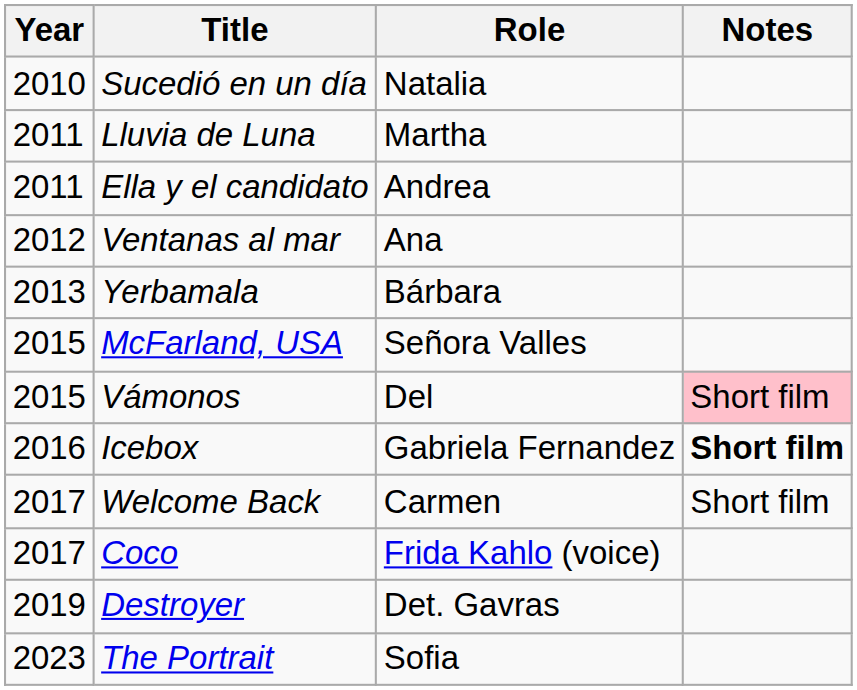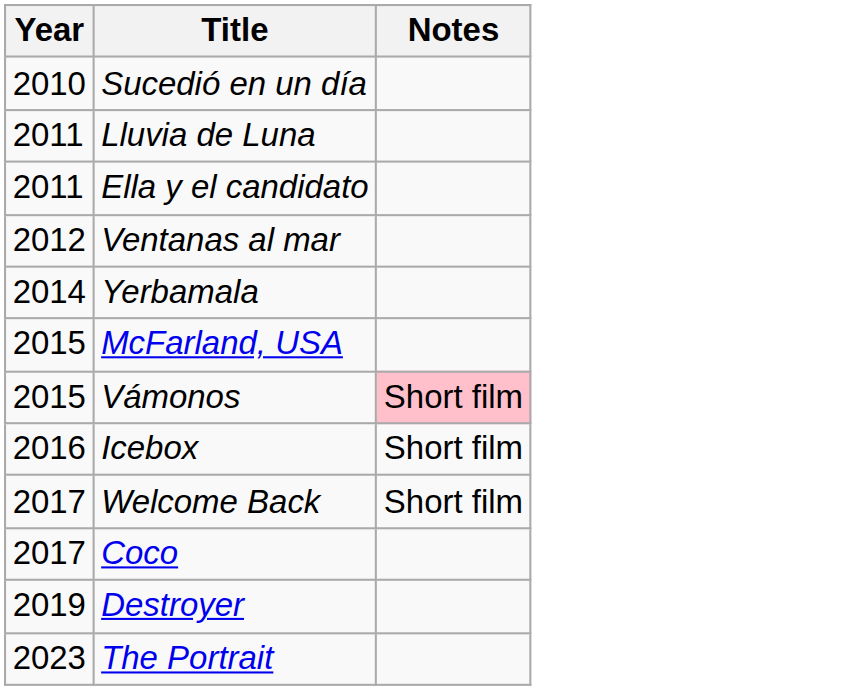- column: (530, 30)
(49, 291) 2013 -> (49, 291) 2014
(767, 448) bold -> (453, 448) normal
